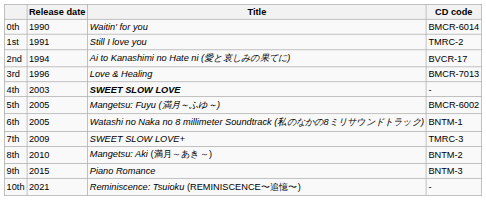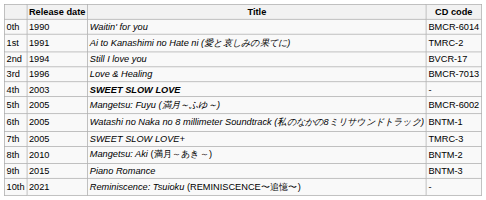(118, 42) Still I love you -> (190, 43) Ai to Kanashimi no Hate ni (愛と哀しみの果てに)
(190, 58) Ai to Kanashimi no Hate ni (愛と哀しみの果てに) -> (118, 59) Still I love you
(39, 139) 2009 -> (39, 139) 2005
